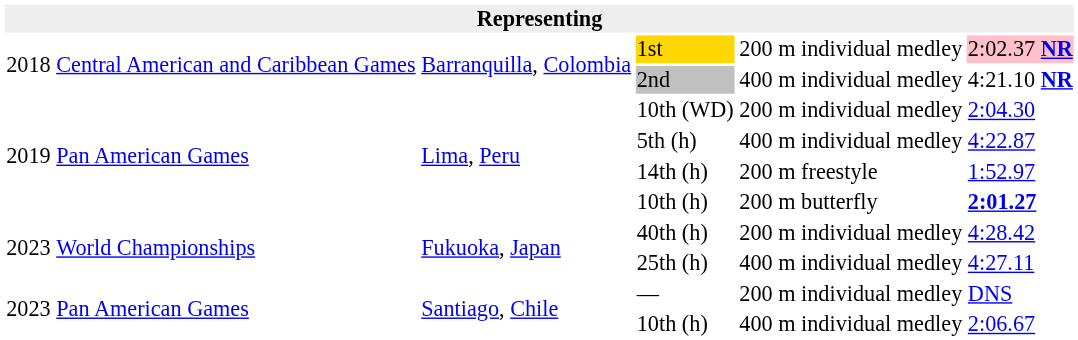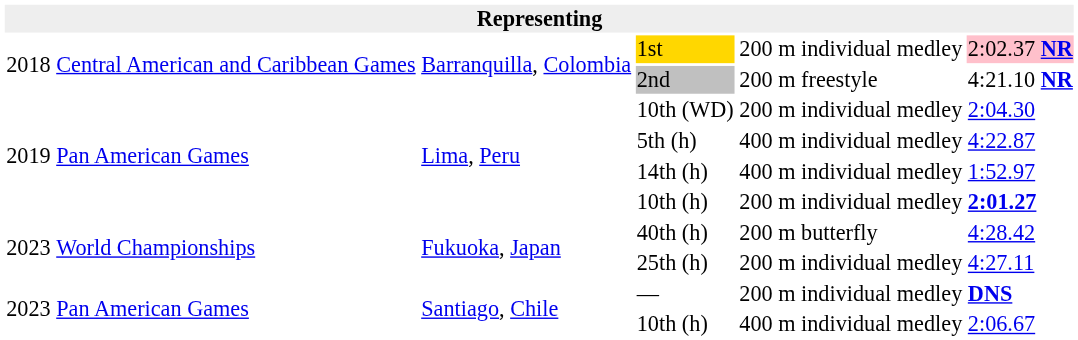(851, 79) 400 m individual medley -> (808, 79) 200 m freestyle
(808, 171) 200 m freestyle -> (851, 171) 400 m individual medley
(808, 201) 200 m butterfly -> (851, 201) 200 m individual medley
(851, 232) 200 m individual medley -> (808, 232) 200 m butterfly
(851, 263) 400 m individual medley -> (851, 263) 200 m individual medley
(990, 293) normal -> (990, 293) bold
